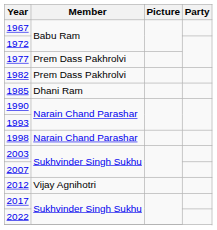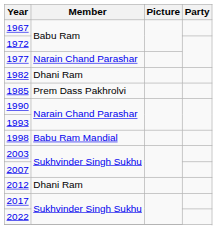(80, 59) Prem Dass Pakhrolvi -> (85, 59) Narain Chand Parashar
(80, 75) Prem Dass Pakhrolvi -> (58, 75) Dhani Ram
(58, 91) Dhani Ram -> (80, 91) Prem Dass Pakhrolvi
(85, 138) Narain Chand Parashar -> (75, 138) Babu Ram Mandial
(65, 185) Vijay Agnihotri -> (58, 185) Dhani Ram
